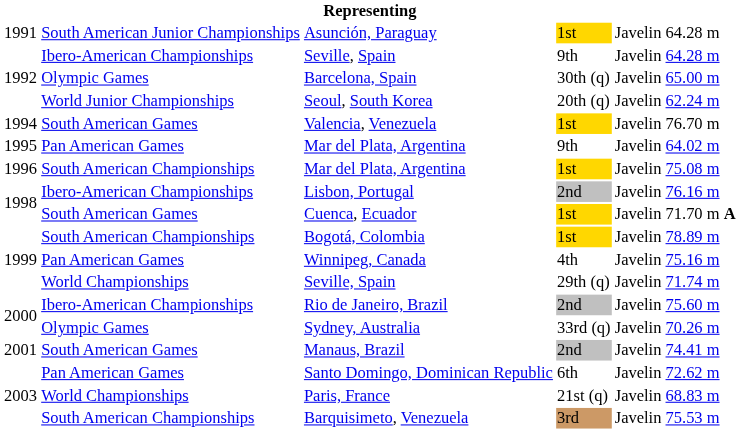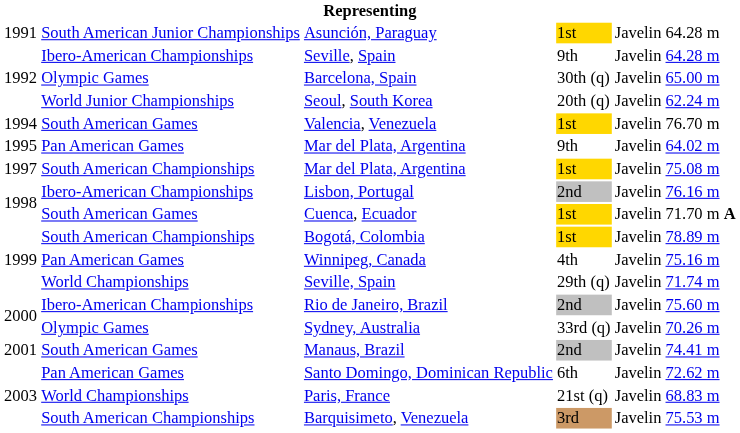(21, 168) 1996 -> (21, 168) 1997
